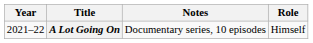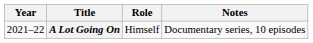columns swapped: (288, 13) <-> (195, 13)
